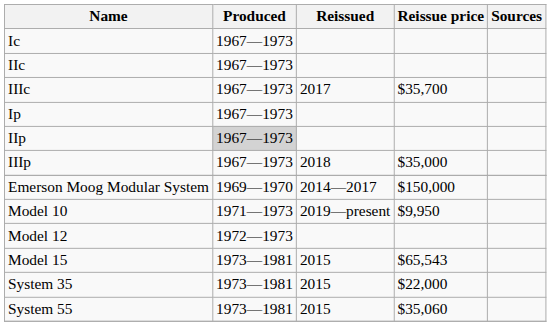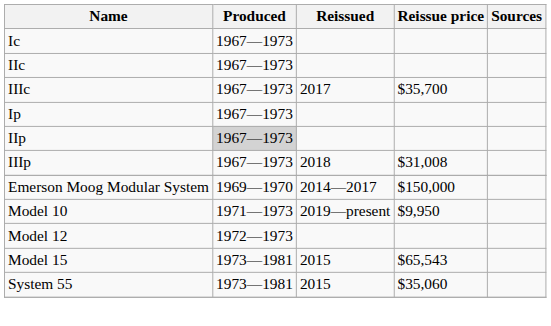(422, 162) $35,000 -> (422, 162) $31,008
- row: (40, 284)
